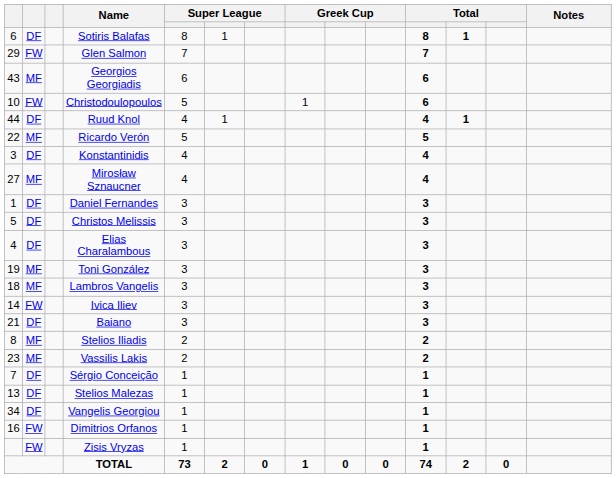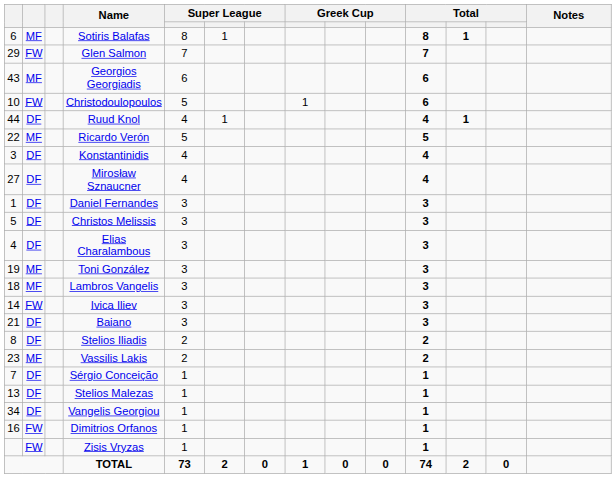(34, 36) DF -> (34, 36) MF
(34, 179) MF -> (34, 179) DF
(34, 340) MF -> (34, 340) DF
